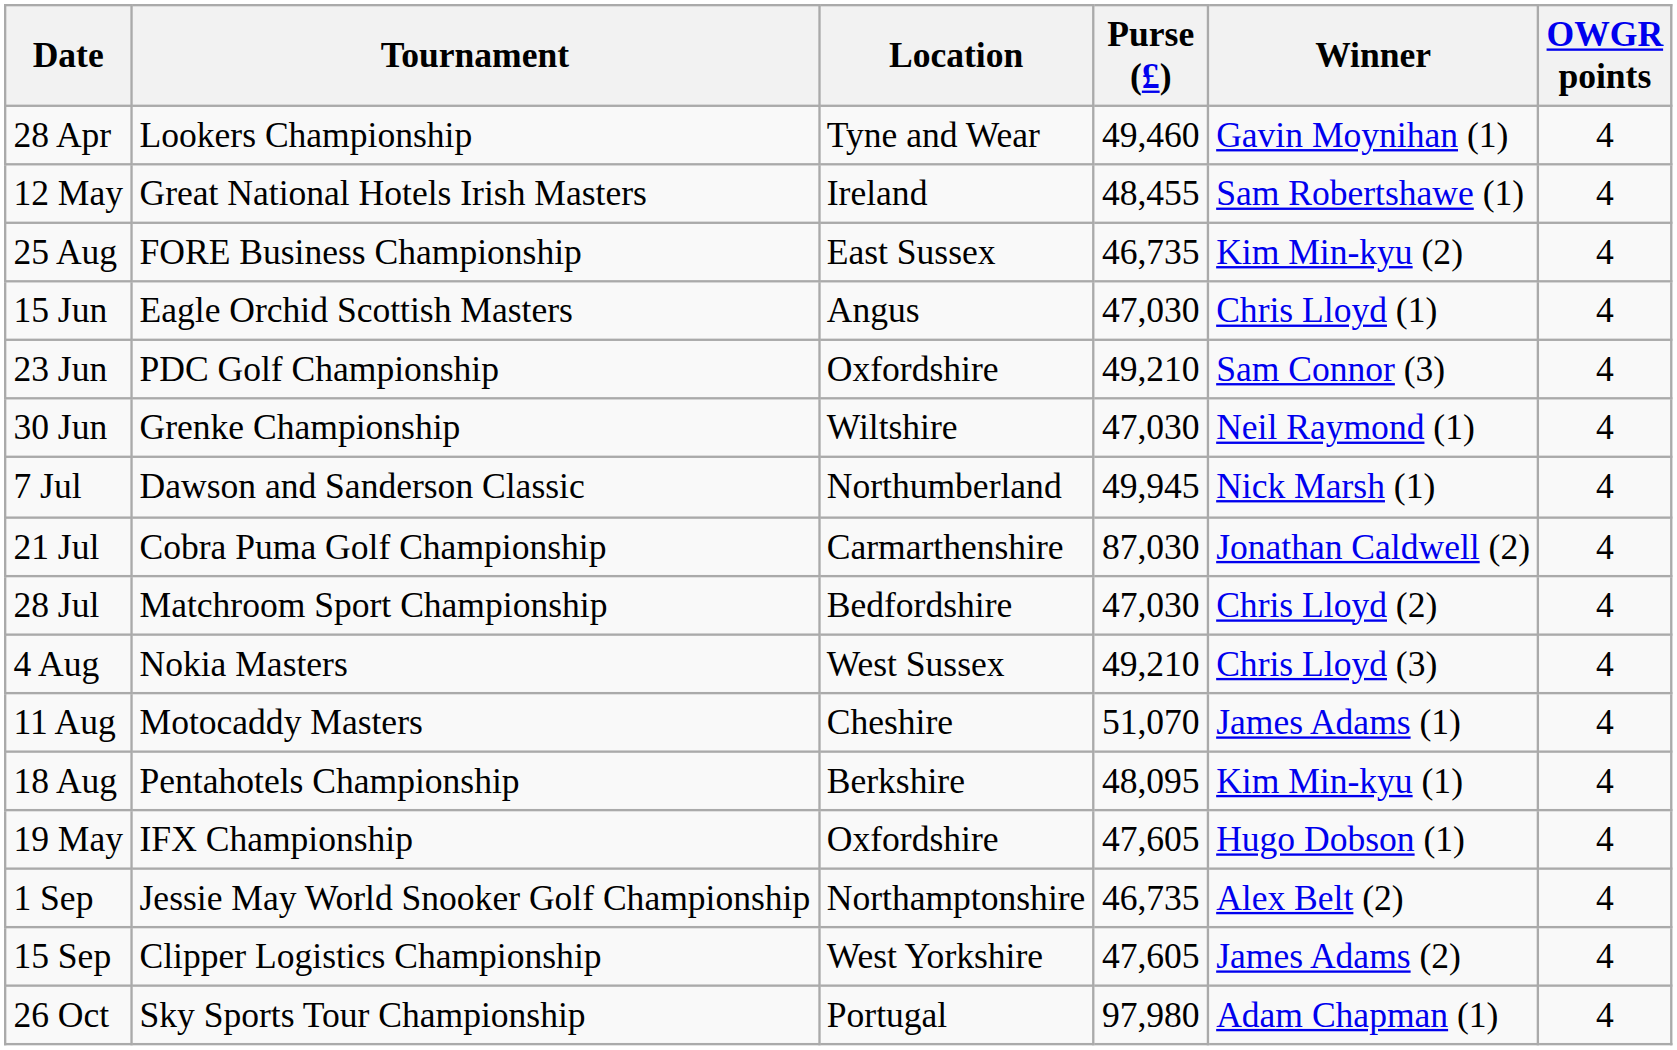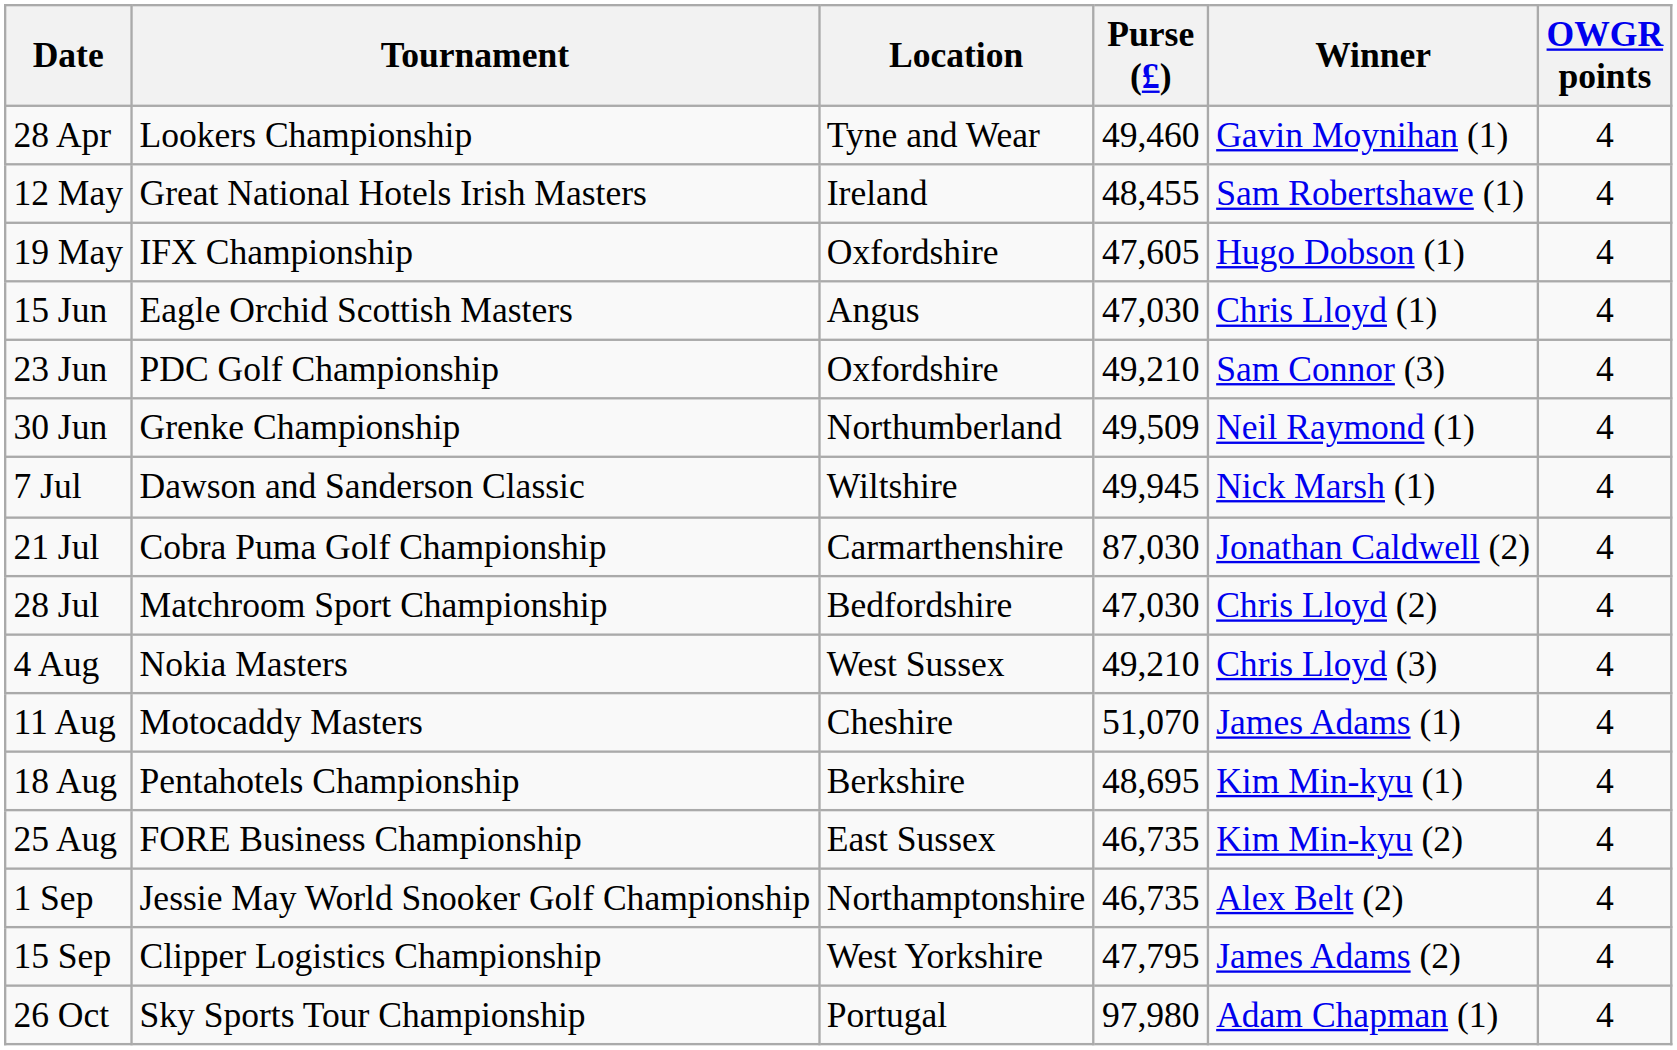rows swapped: (68, 838) <-> (65, 252)
(892, 428) Wiltshire -> (944, 428) Northumberland
(1151, 428) 47,030 -> (1151, 428) 49,509
(944, 486) Northumberland -> (892, 486) Wiltshire
(1151, 779) 48,095 -> (1151, 779) 48,695
(1151, 955) 47,605 -> (1151, 955) 47,795
